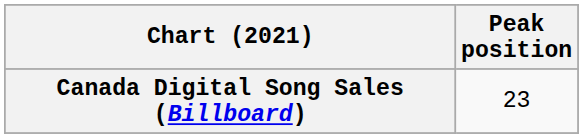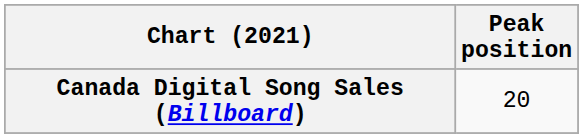(517, 102) 23 -> (517, 102) 20
